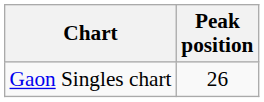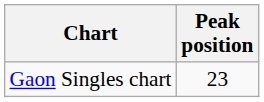(217, 79) 26 -> (217, 79) 23
